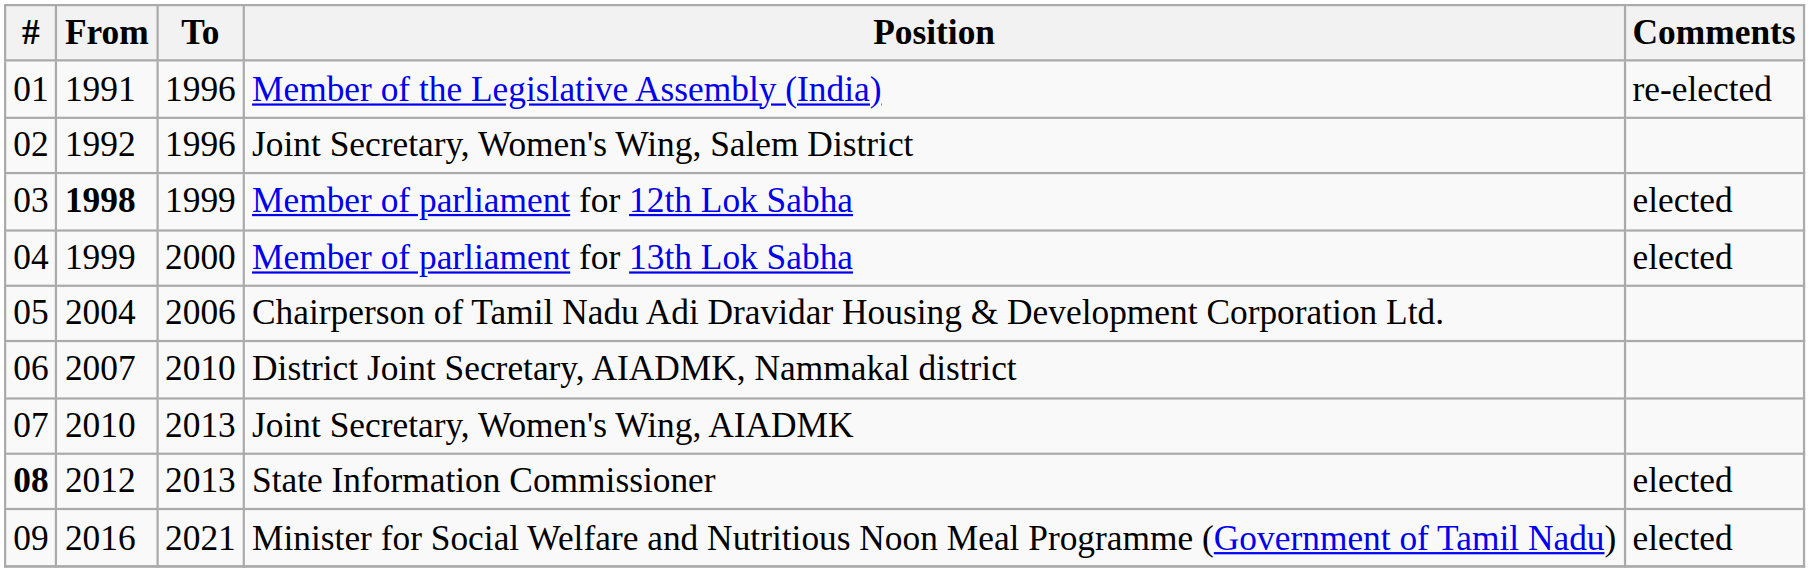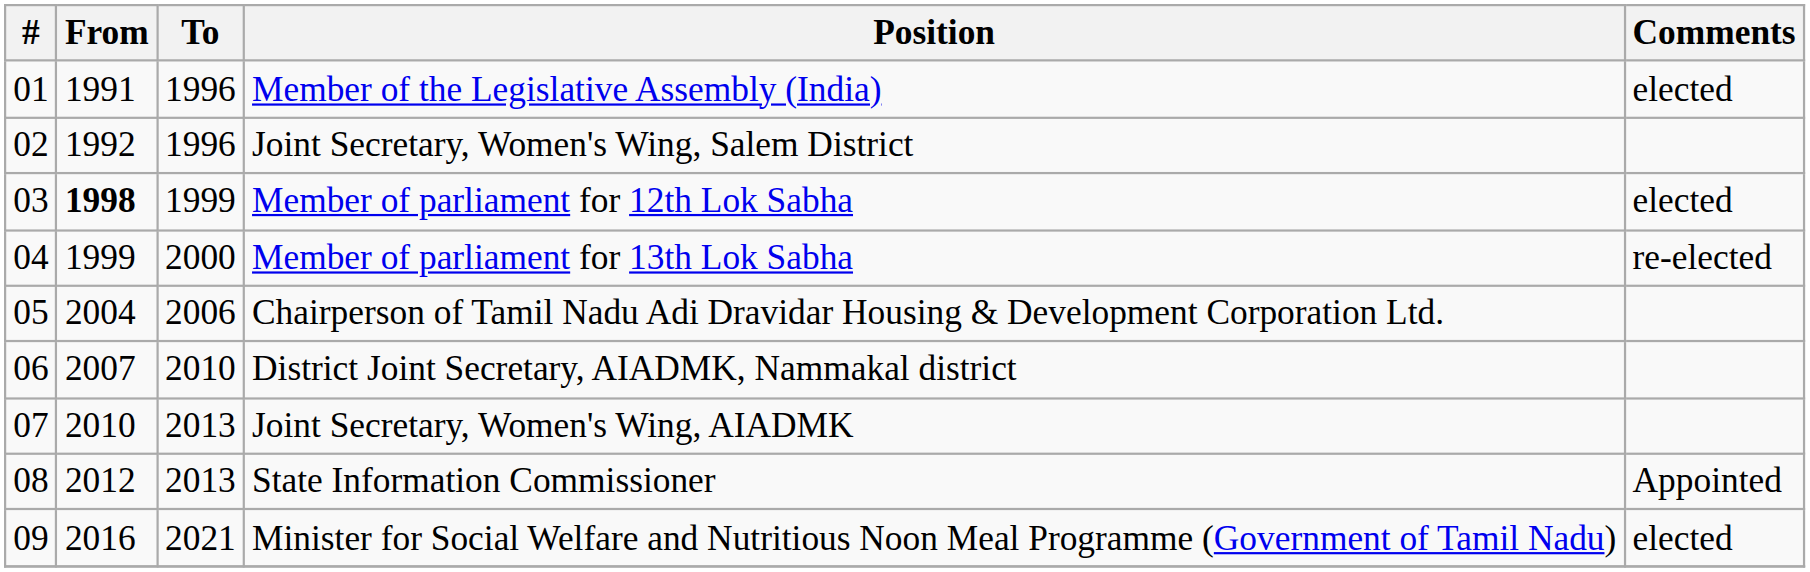(1702, 88) re-elected -> (1683, 88) elected
(1683, 256) elected -> (1702, 256) re-elected
(31, 481) bold -> (31, 481) normal
(1683, 481) elected -> (1707, 481) Appointed
